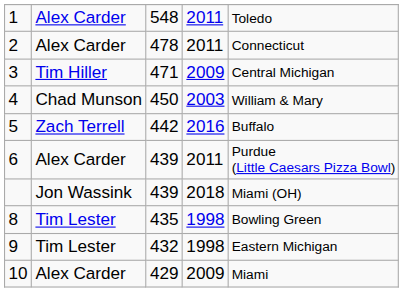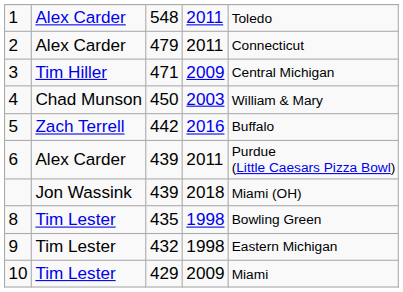(164, 45) 478 -> (164, 45) 479
(81, 273) Alex Carder -> (76, 273) Tim Lester
